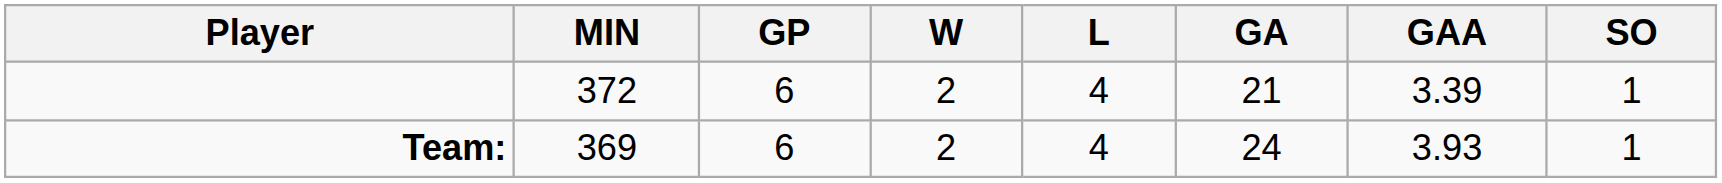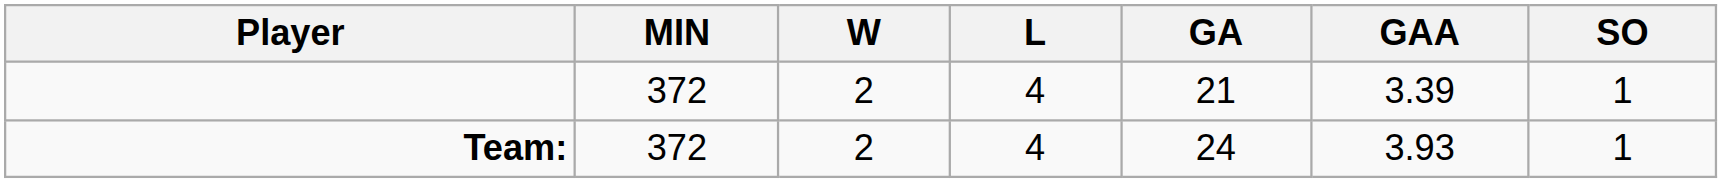- column: (784, 33)
(607, 147) 369 -> (677, 147) 372
